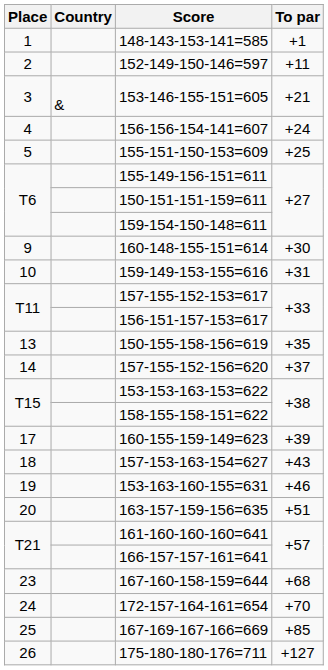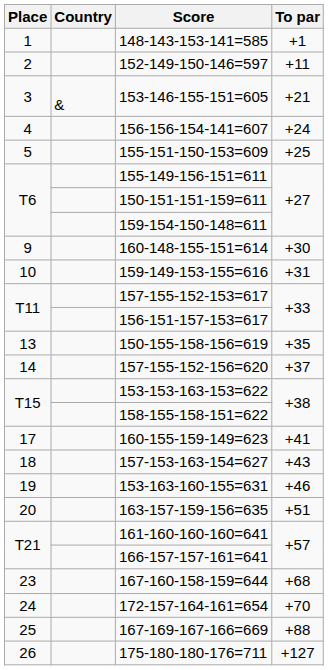(298, 438) +39 -> (298, 438) +41
(298, 629) +85 -> (298, 629) +88
